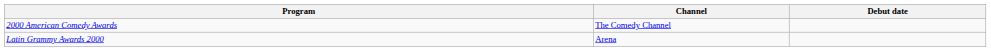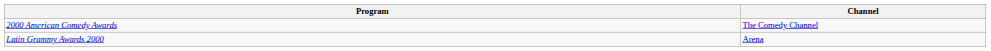- column: (888, 11)
